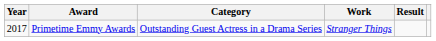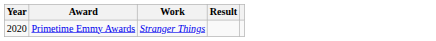- column: (231, 12)
(17, 28) 2017 -> (17, 28) 2020
